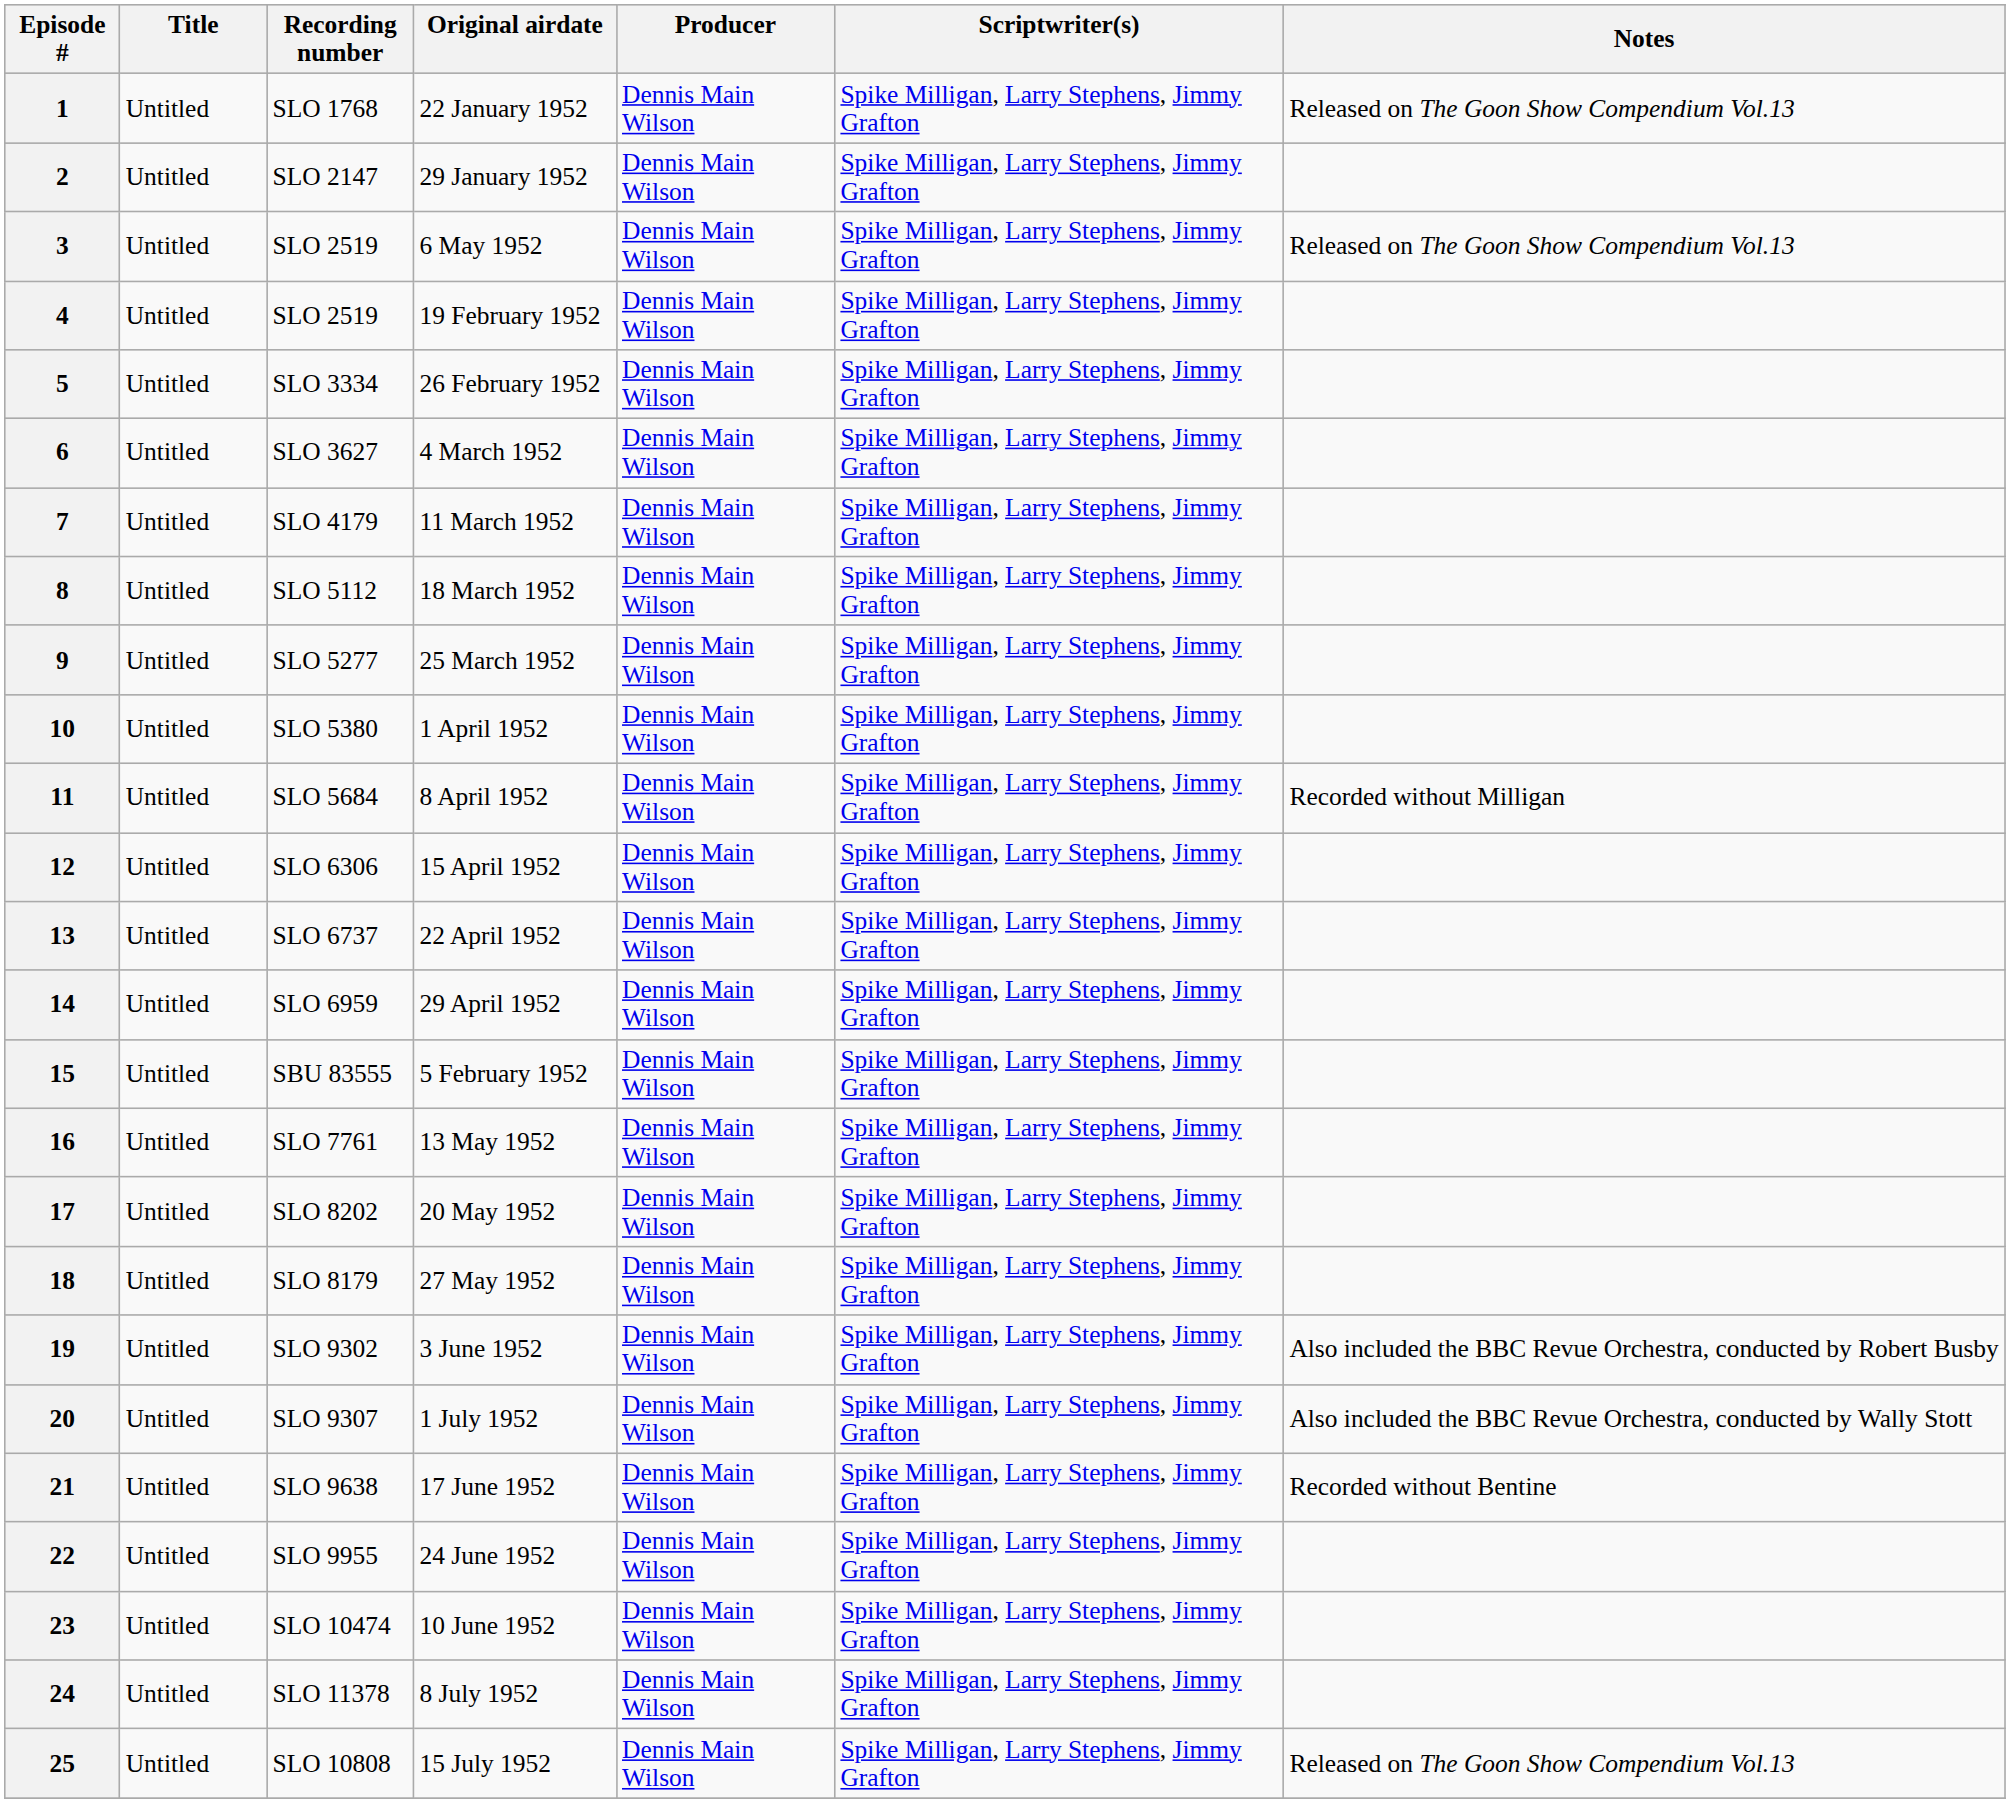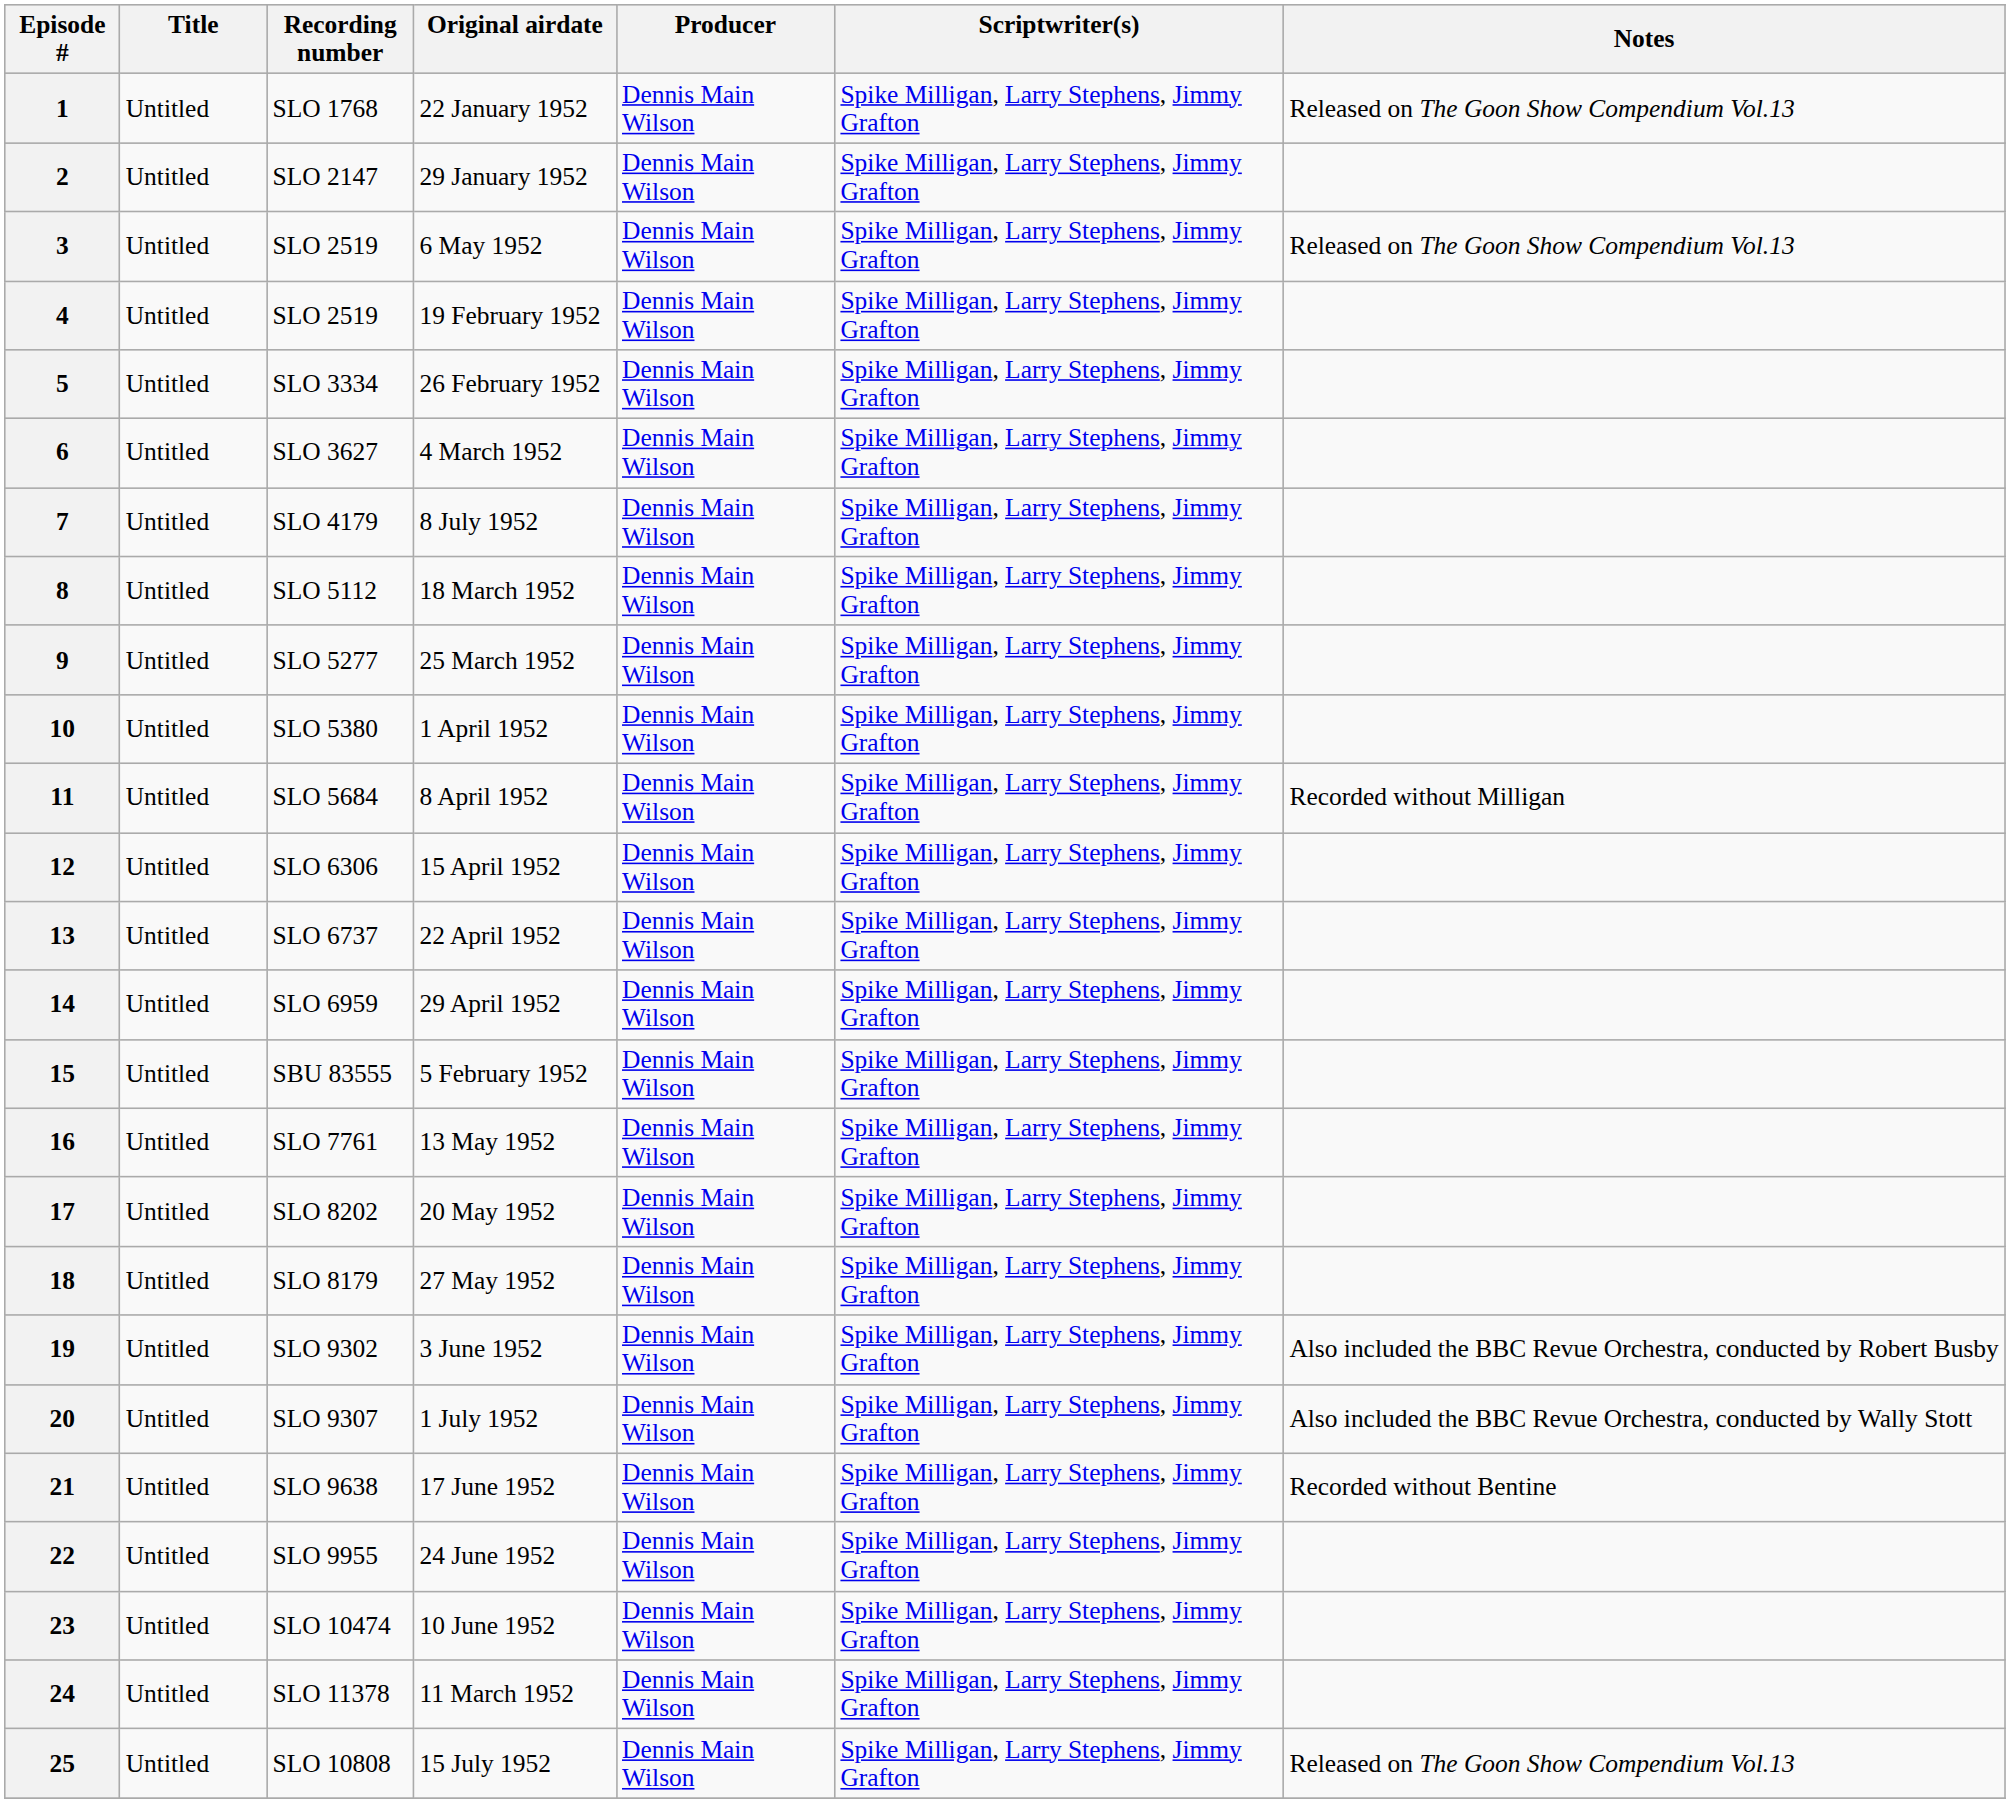(497, 521) 11 March 1952 -> (479, 521) 8 July 1952
(479, 1694) 8 July 1952 -> (497, 1694) 11 March 1952
